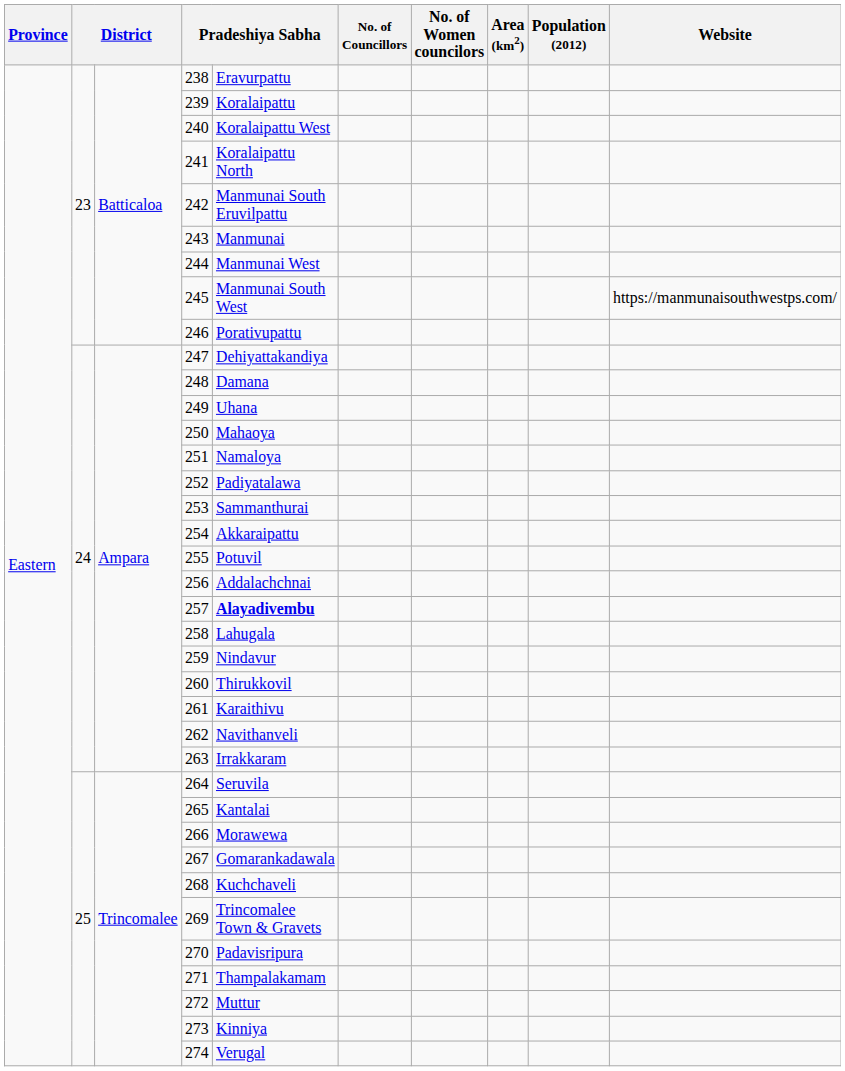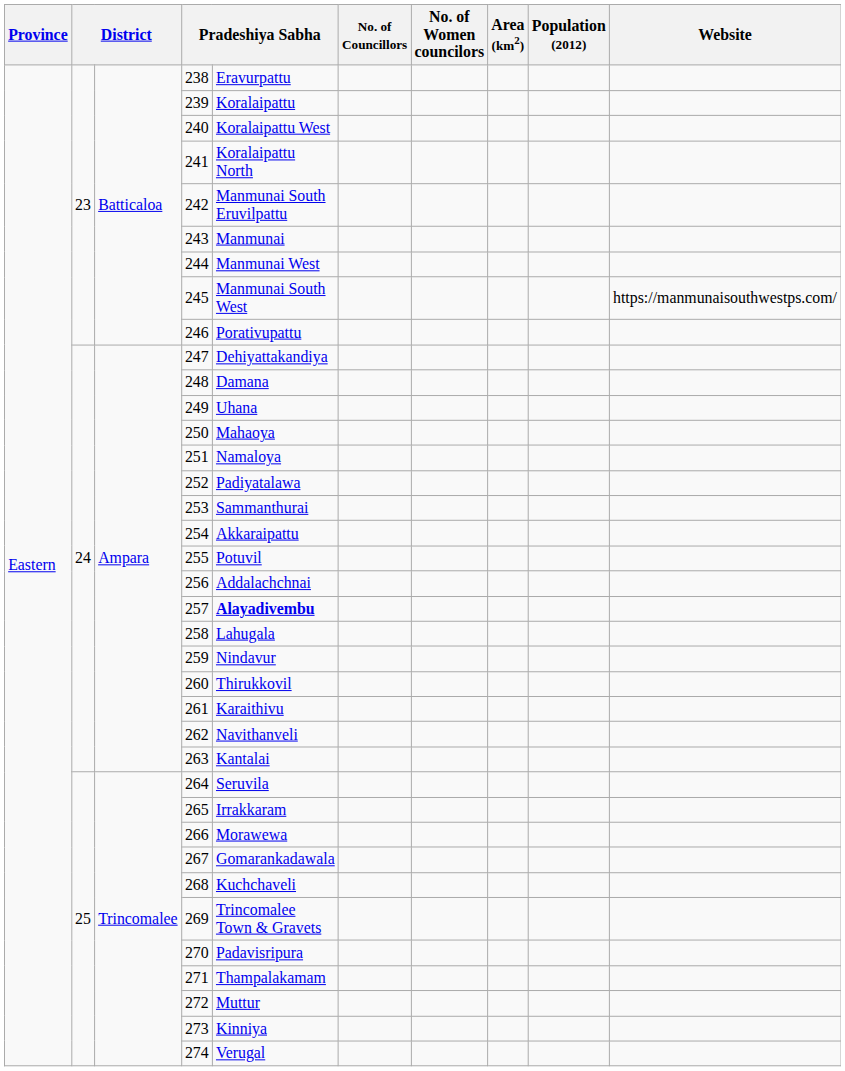(251, 759) Irrakkaram -> (243, 759) Kantalai
(243, 809) Kantalai -> (251, 809) Irrakkaram
